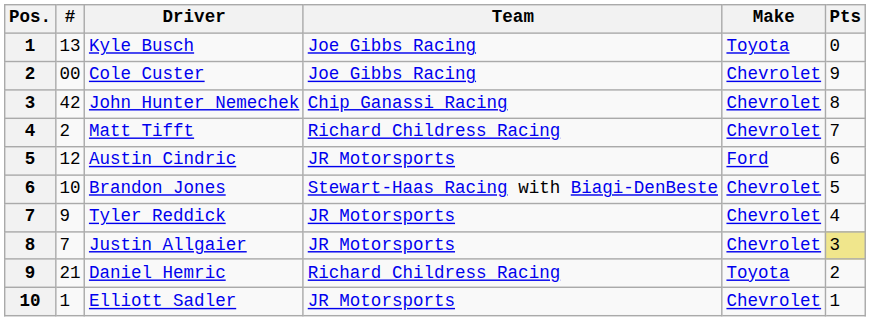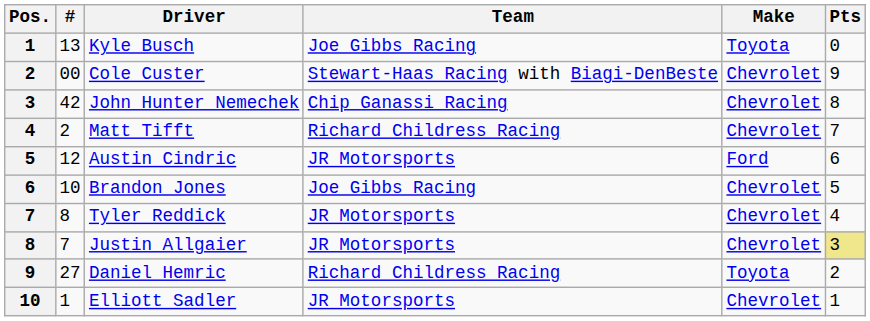(392, 76) Joe Gibbs Racing -> (513, 76) Stewart-Haas Racing with Biagi-DenBeste
(513, 189) Stewart-Haas Racing with Biagi-DenBeste -> (392, 189) Joe Gibbs Racing
(65, 217) 9 -> (65, 217) 8
(70, 274) 21 -> (70, 274) 27
